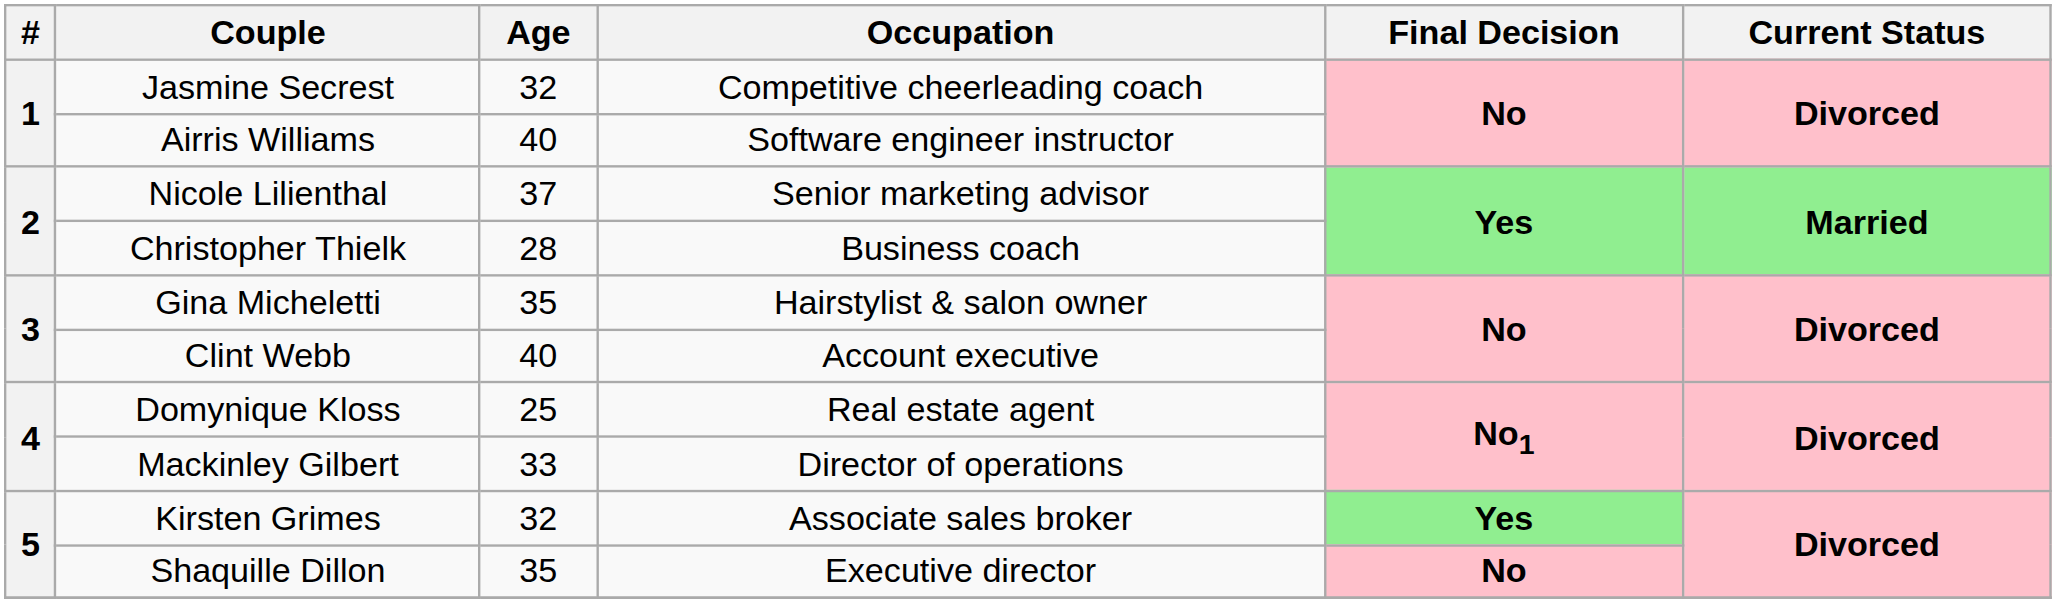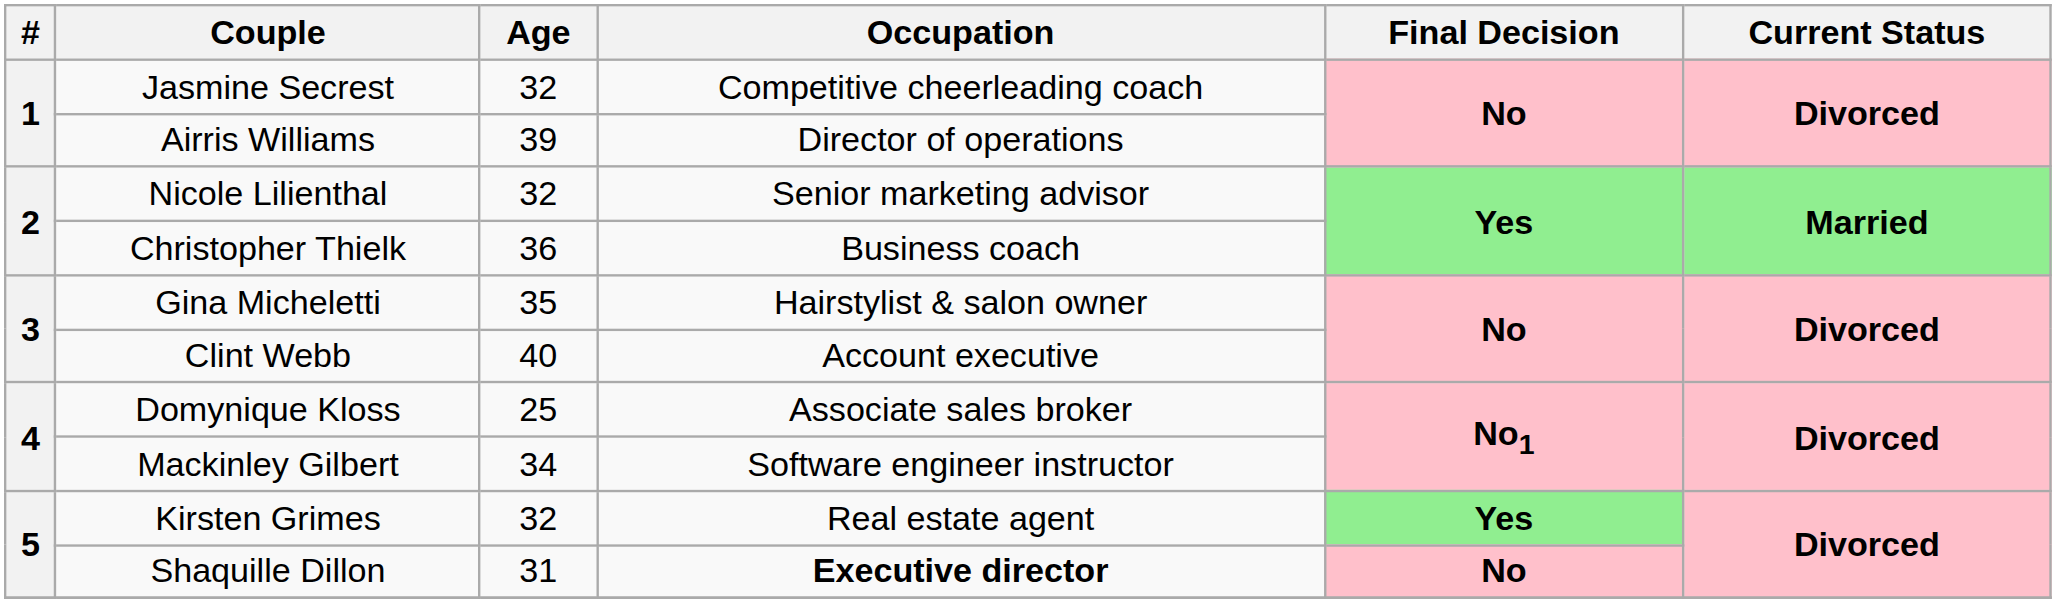(538, 140) 40 -> (538, 140) 39
(961, 140) Software engineer instructor -> (961, 140) Director of operations
(538, 194) 37 -> (538, 194) 32
(538, 248) 28 -> (538, 248) 36
(961, 410) Real estate agent -> (961, 410) Associate sales broker
(538, 464) 33 -> (538, 464) 34
(961, 464) Director of operations -> (961, 464) Software engineer instructor
(961, 518) Associate sales broker -> (961, 518) Real estate agent
(538, 572) 35 -> (538, 572) 31
(961, 572) normal -> (961, 572) bold
